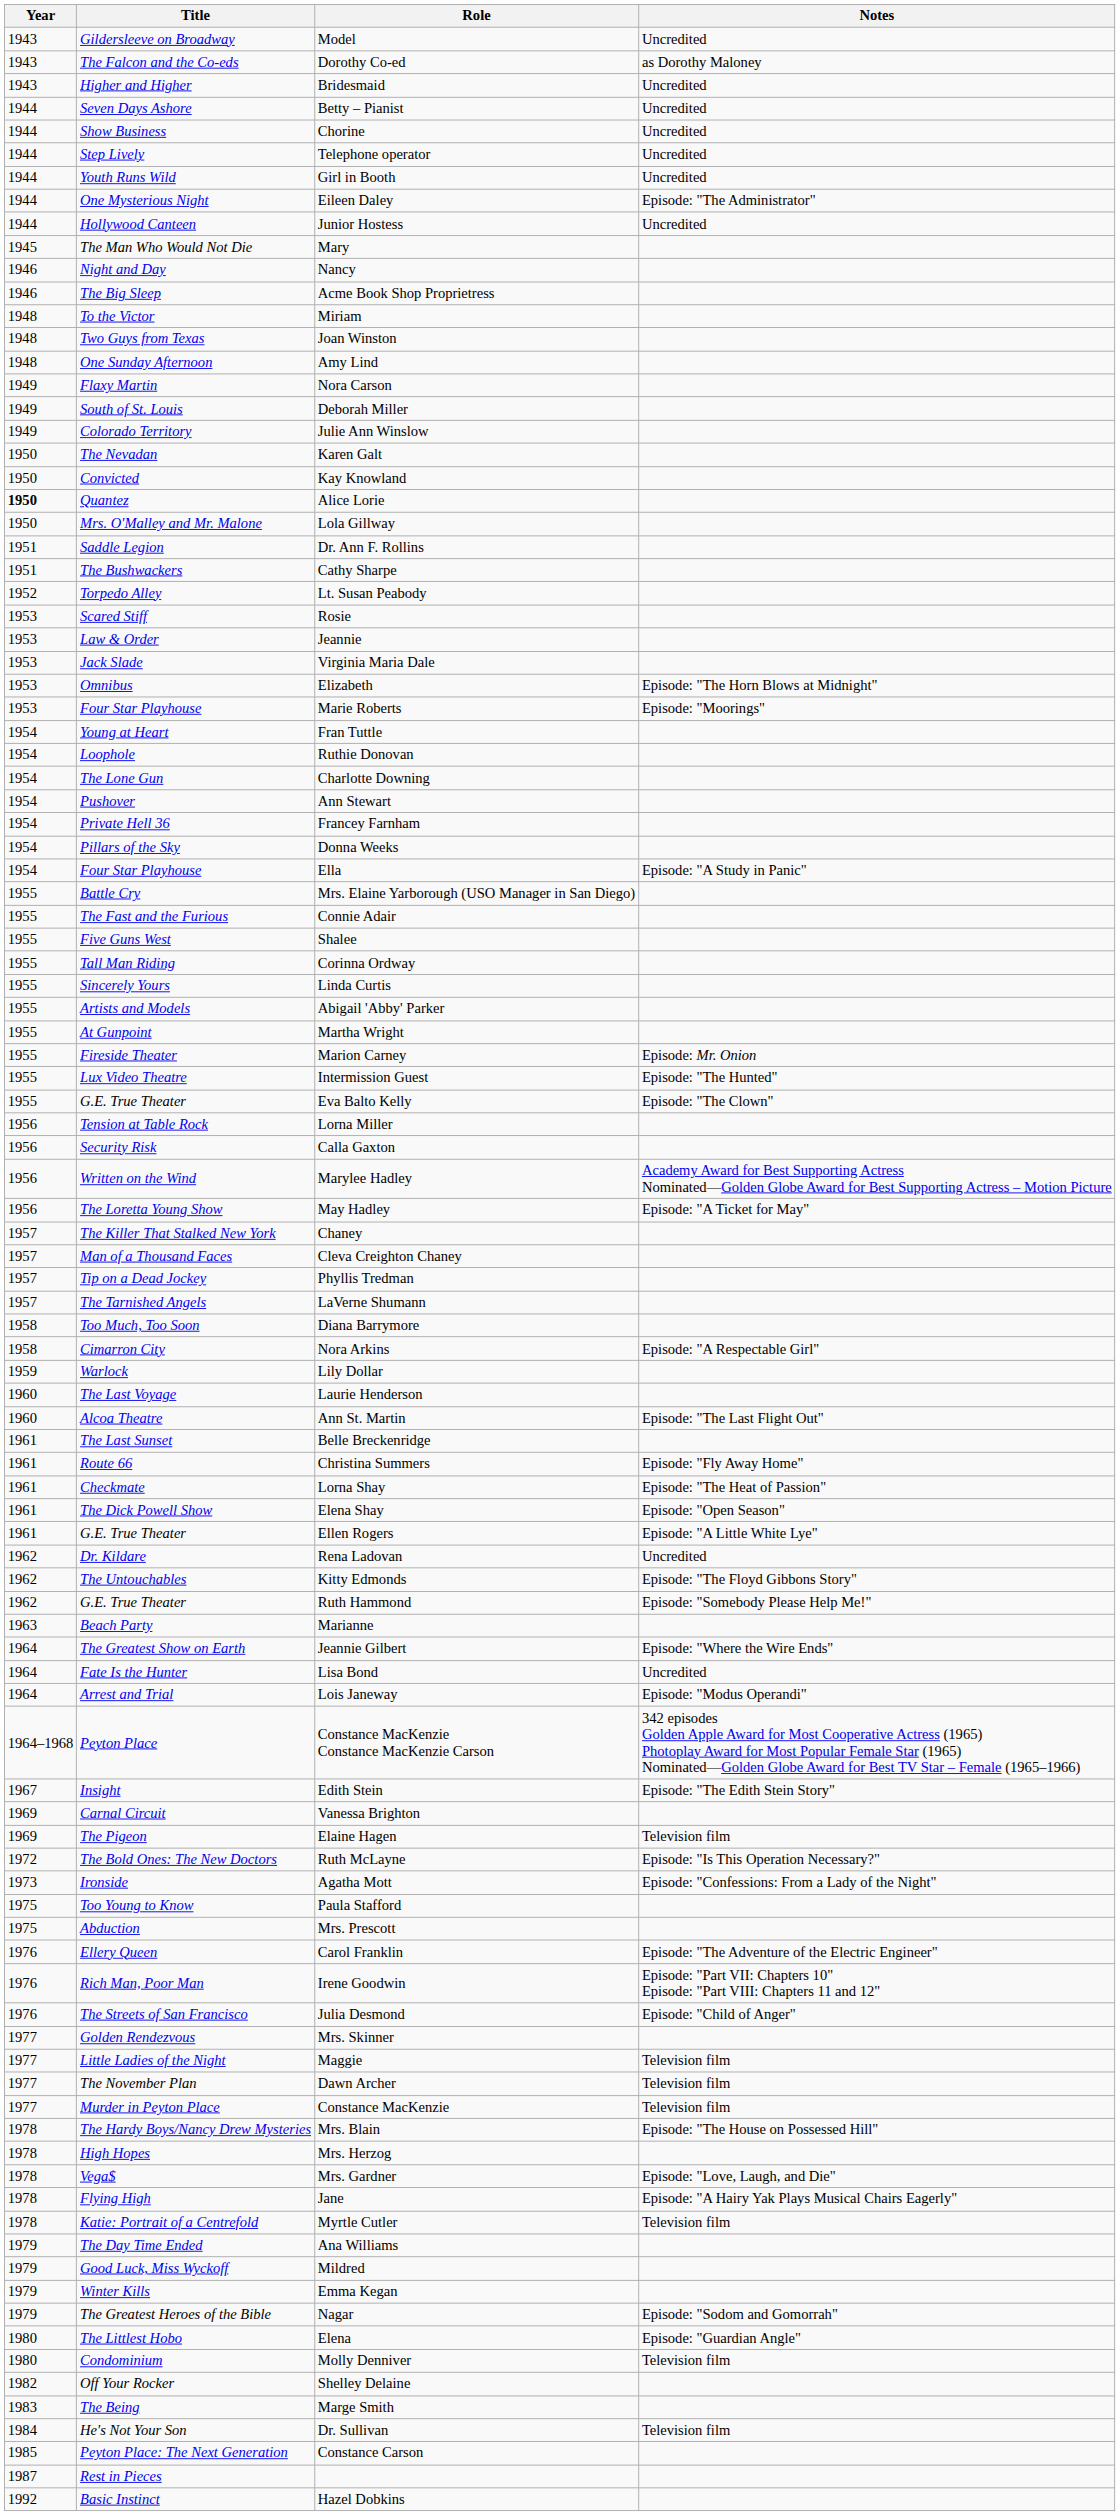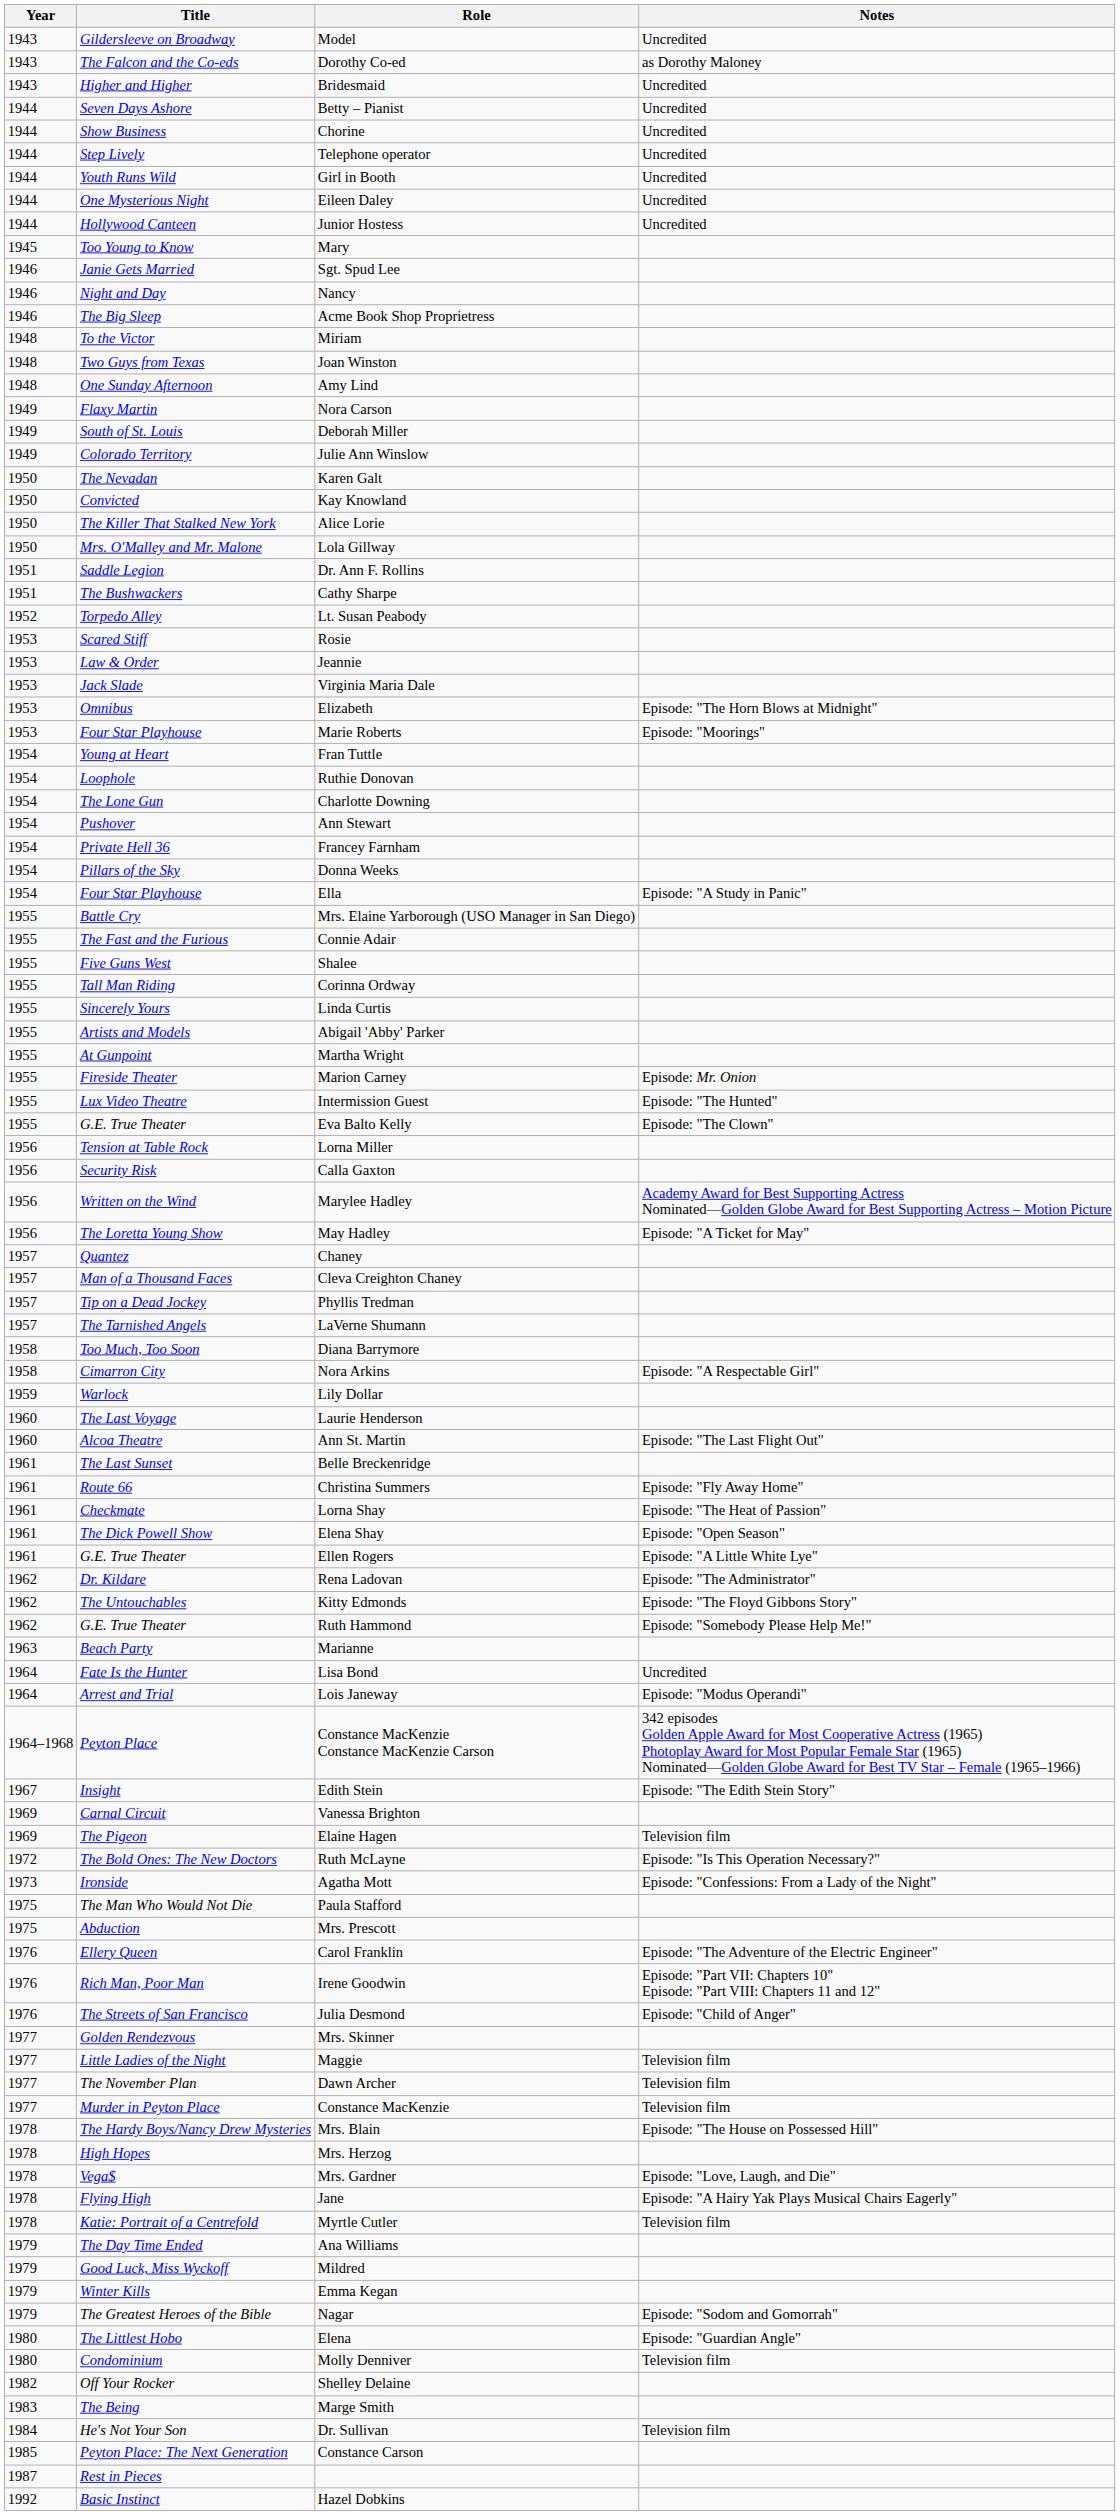(729, 200) Episode: "The Administrator" -> (674, 200) Uncredited
(166, 246) The Man Who Would Not Die -> (137, 246) Too Young to Know
+ row: (359, 270)
(22, 500) bold -> (22, 524) normal
(104, 500) Quantez -> (178, 524) The Killer That Stalked New York
(178, 1233) The Killer That Stalked New York -> (104, 1256) Quantez
(674, 1556) Uncredited -> (729, 1579) Episode: "The Administrator"
- row: (362, 1648)
(137, 1905) Too Young to Know -> (166, 1905) The Man Who Would Not Die
